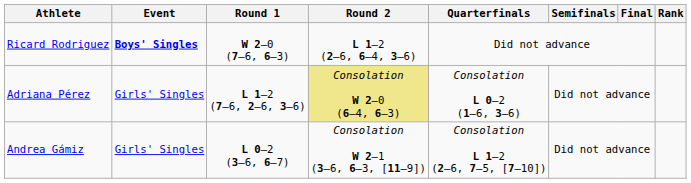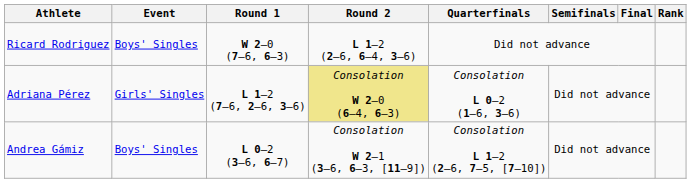(156, 44) bold -> (156, 44) normal
(159, 150) Girls' Singles -> (156, 150) Boys' Singles
